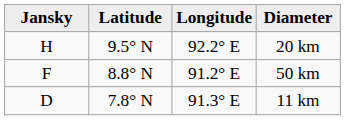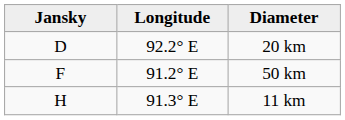- column: (130, 18)
(46, 45) H -> (60, 45) D
(46, 100) D -> (60, 100) H
